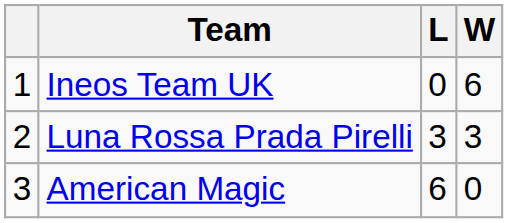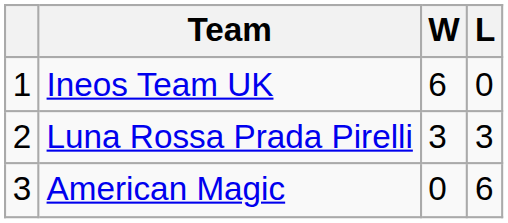columns swapped: (480, 30) <-> (438, 30)
